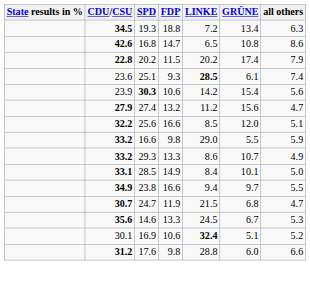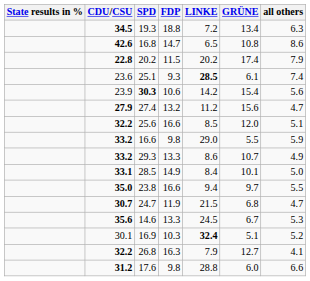(124, 188) 34.9 -> (124, 188) 35.0
(171, 236) 10.6 -> (171, 236) 10.3
+ row: (147, 252)
